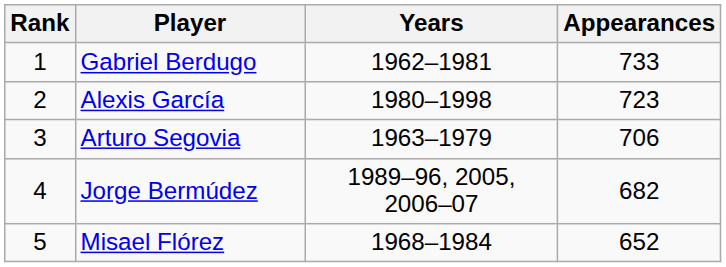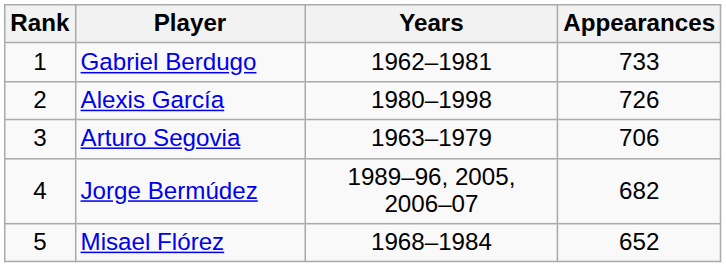(639, 100) 723 -> (639, 100) 726
